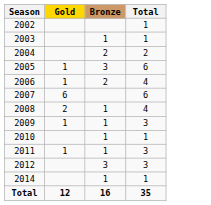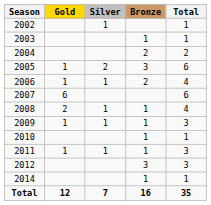+ column: (105, 11)
